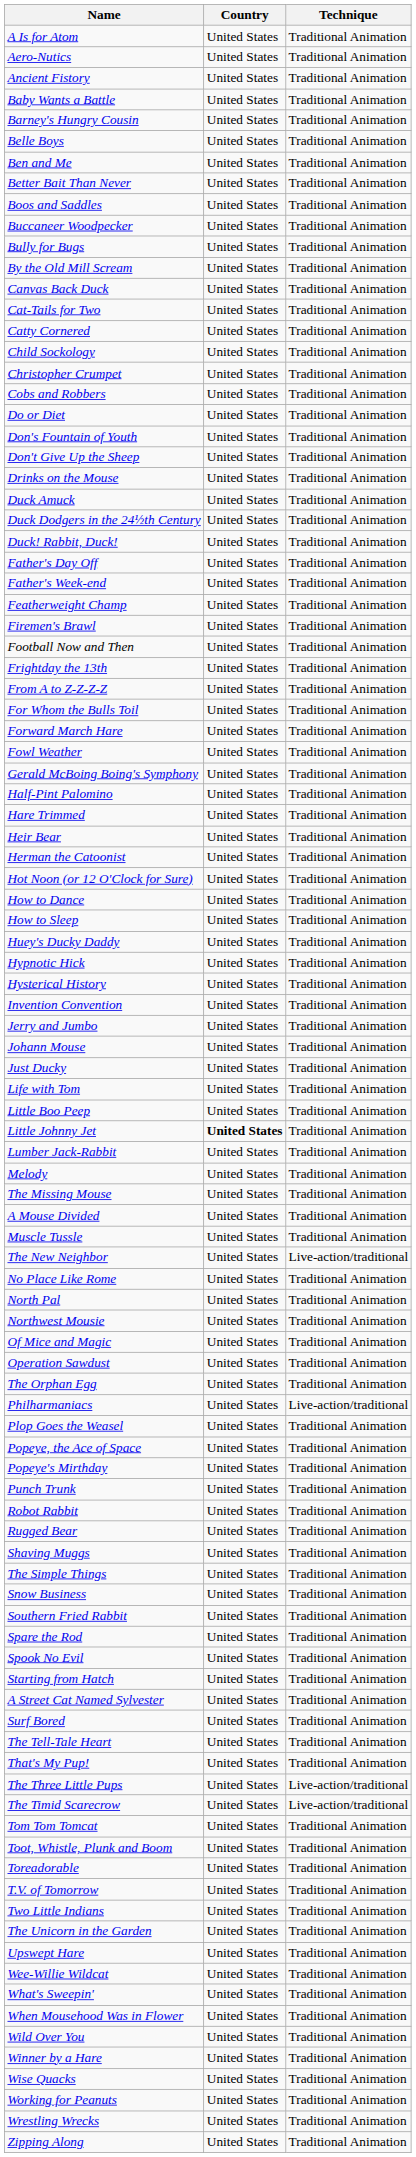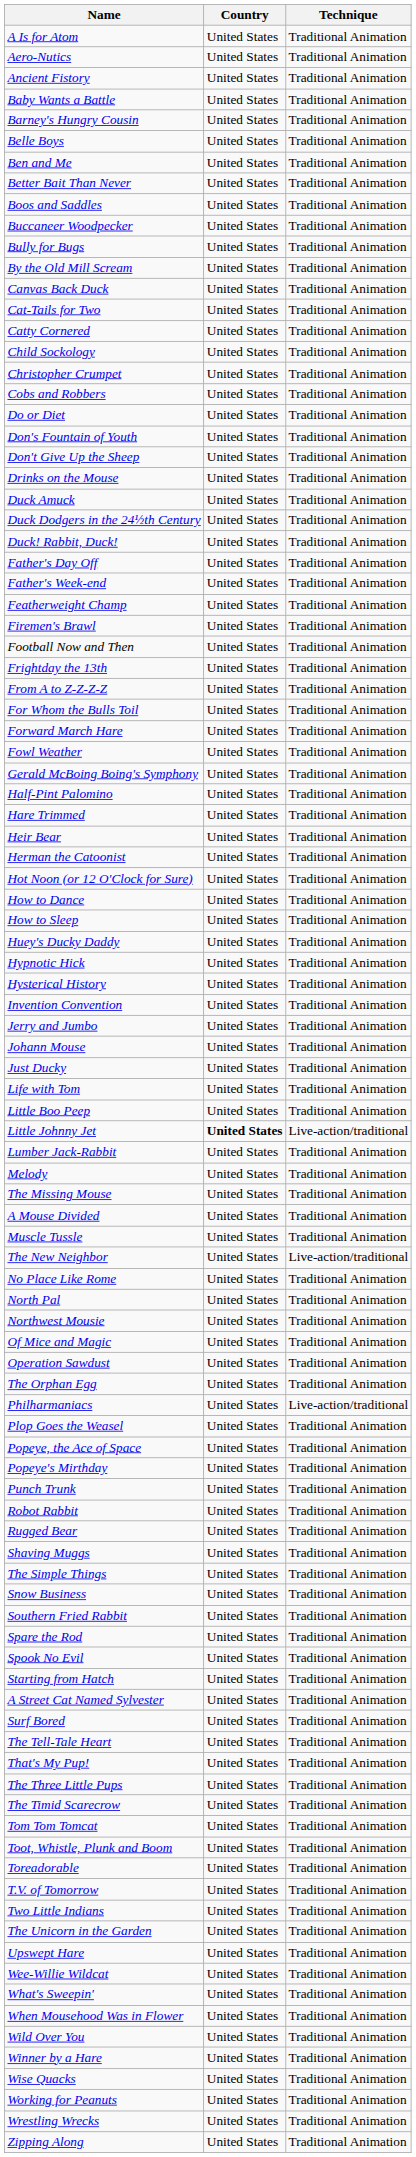(348, 1131) Traditional Animation -> (348, 1131) Live-action/traditional
(348, 1784) Live-action/traditional -> (348, 1784) Traditional Animation
(348, 1805) Live-action/traditional -> (348, 1805) Traditional Animation
